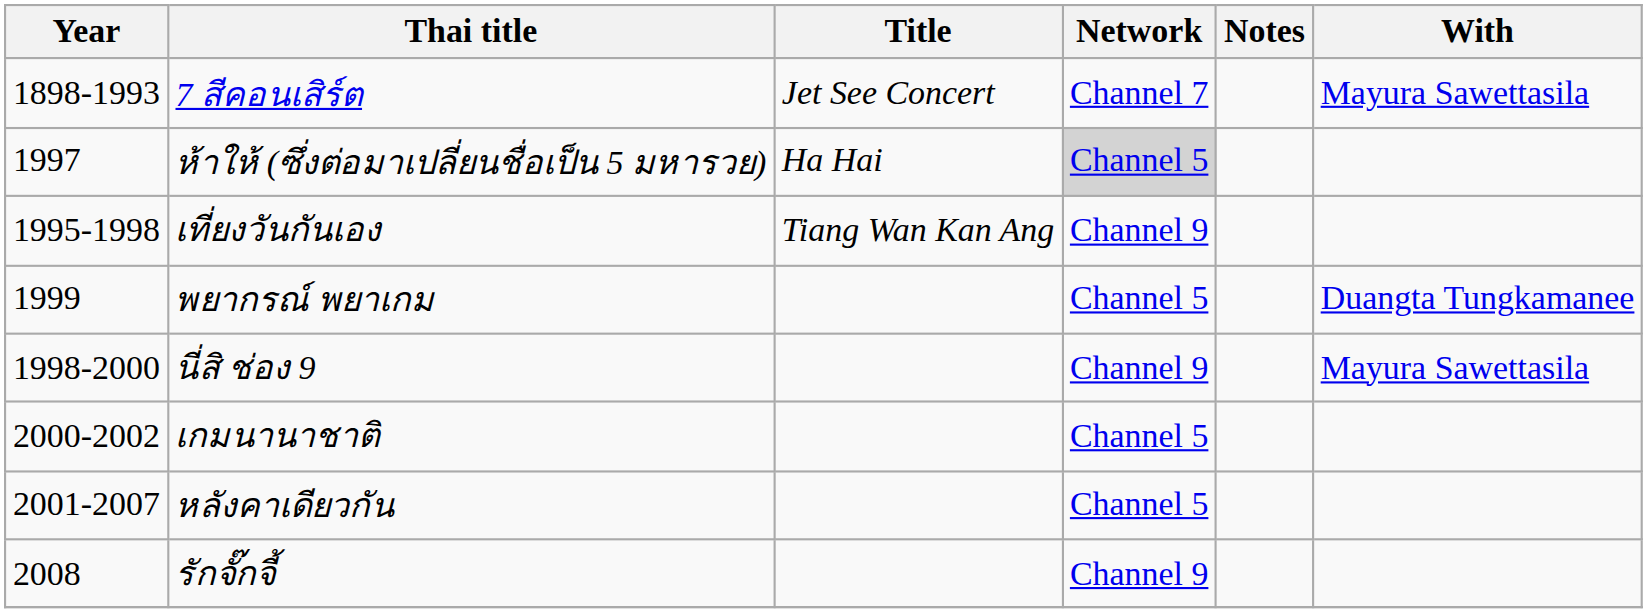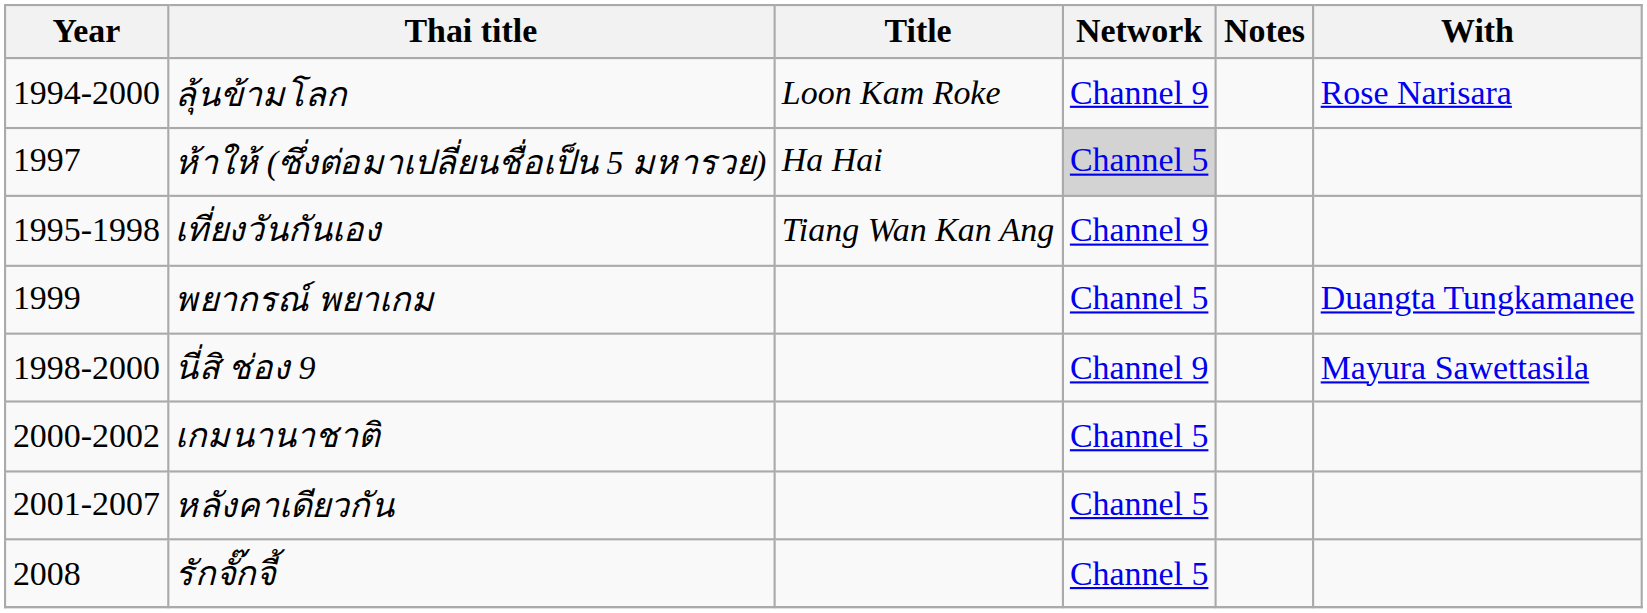- row: (269, 93)
+ row: (261, 93)
(1139, 573) Channel 9 -> (1139, 573) Channel 5
